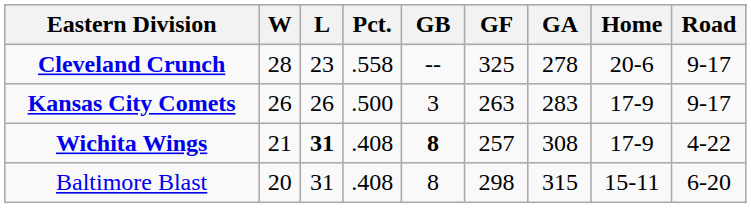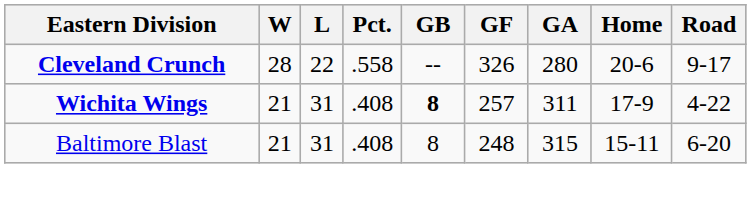(322, 64) 23 -> (322, 64) 22
(497, 64) 325 -> (497, 64) 326
(560, 64) 278 -> (560, 64) 280
- row: (132, 103)
(322, 143) bold -> (322, 103) normal
(560, 143) 308 -> (560, 103) 311
(280, 182) 20 -> (280, 143) 21
(497, 182) 298 -> (497, 143) 248
